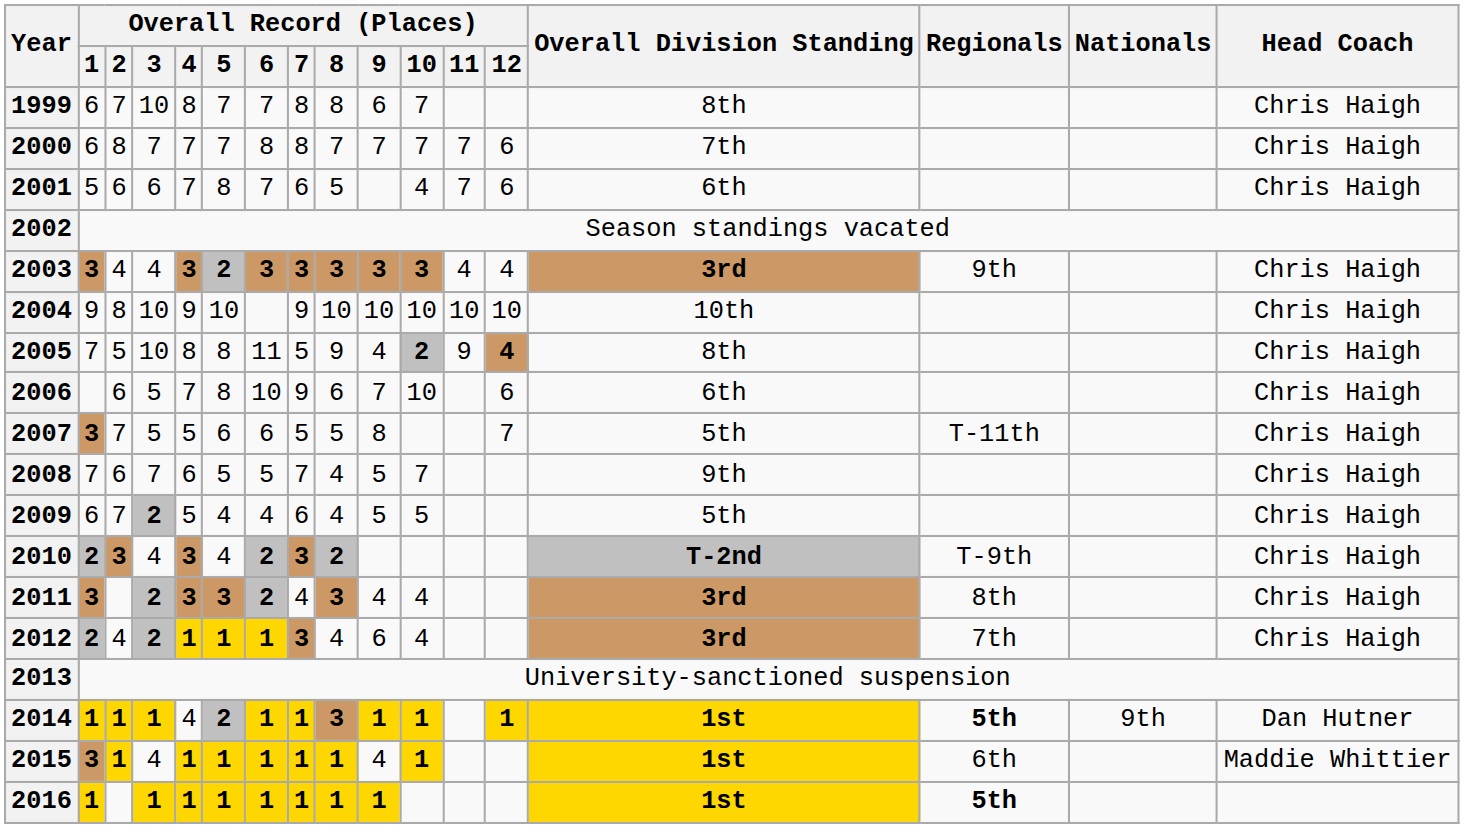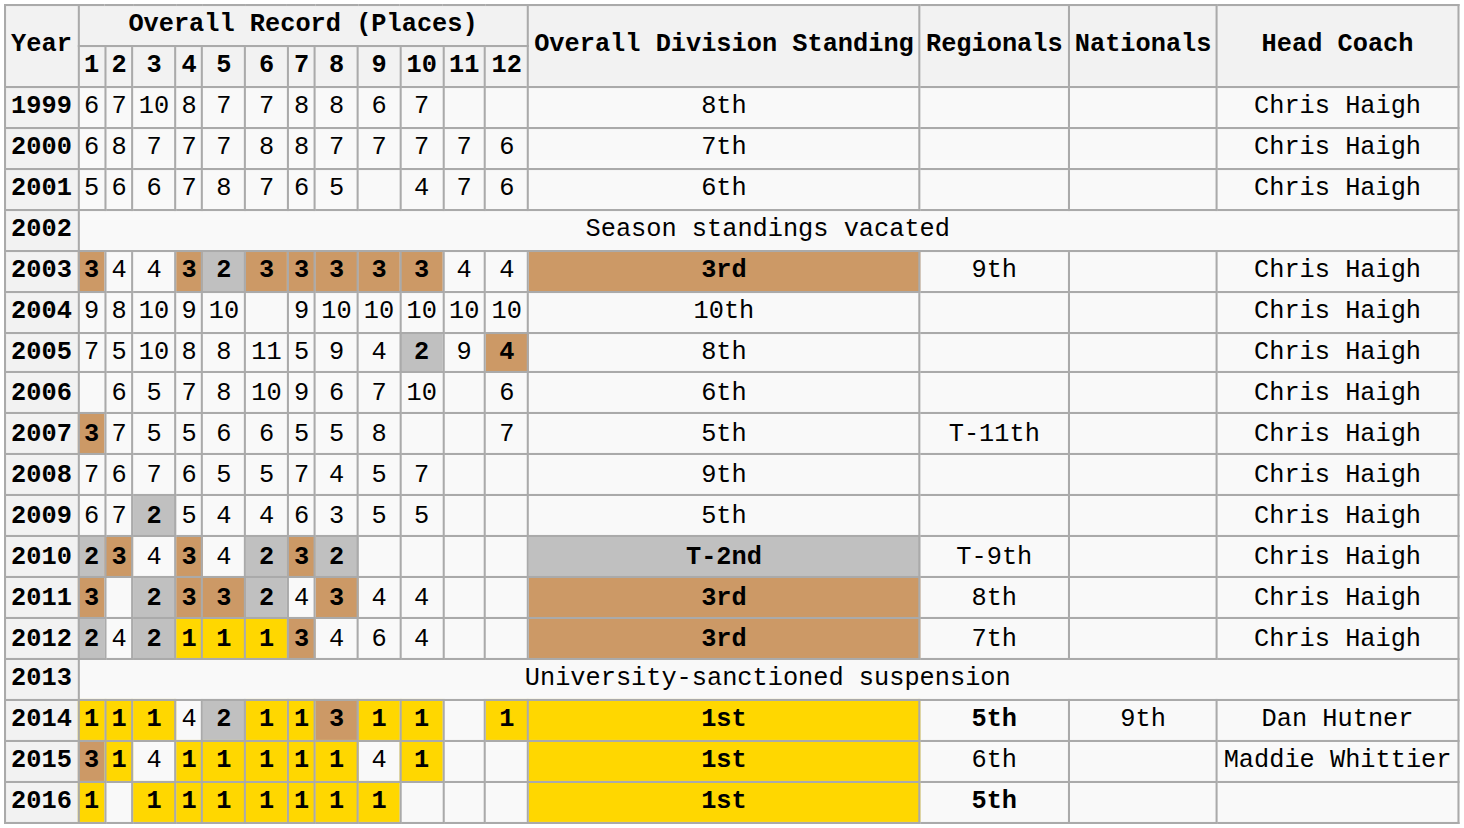(337, 516) 4 -> (337, 516) 3
